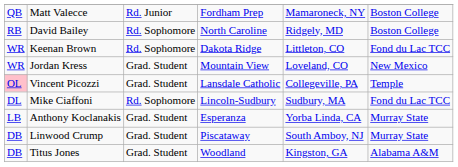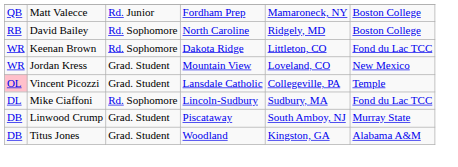- row: (75, 118)
